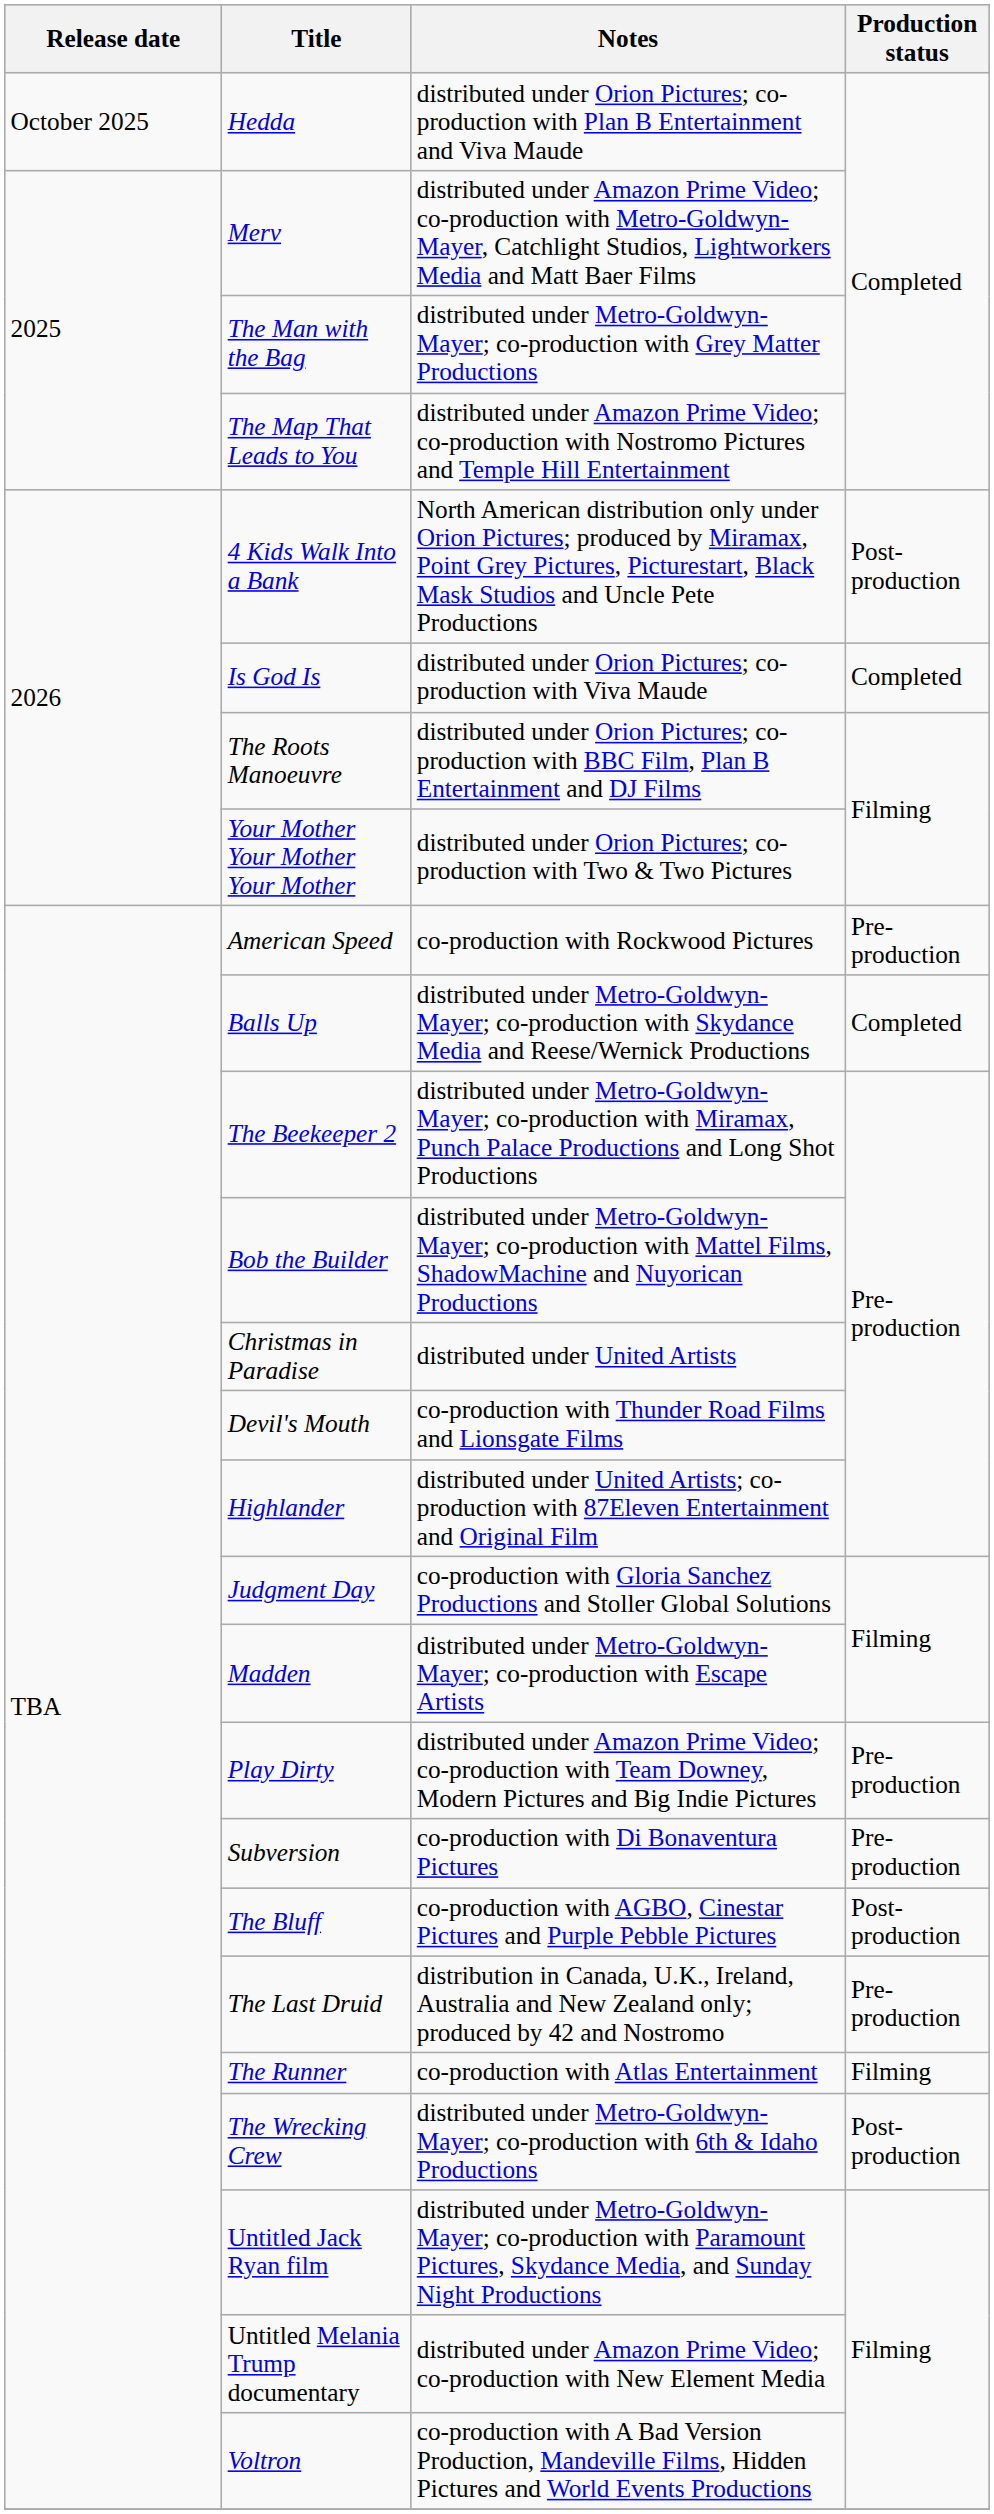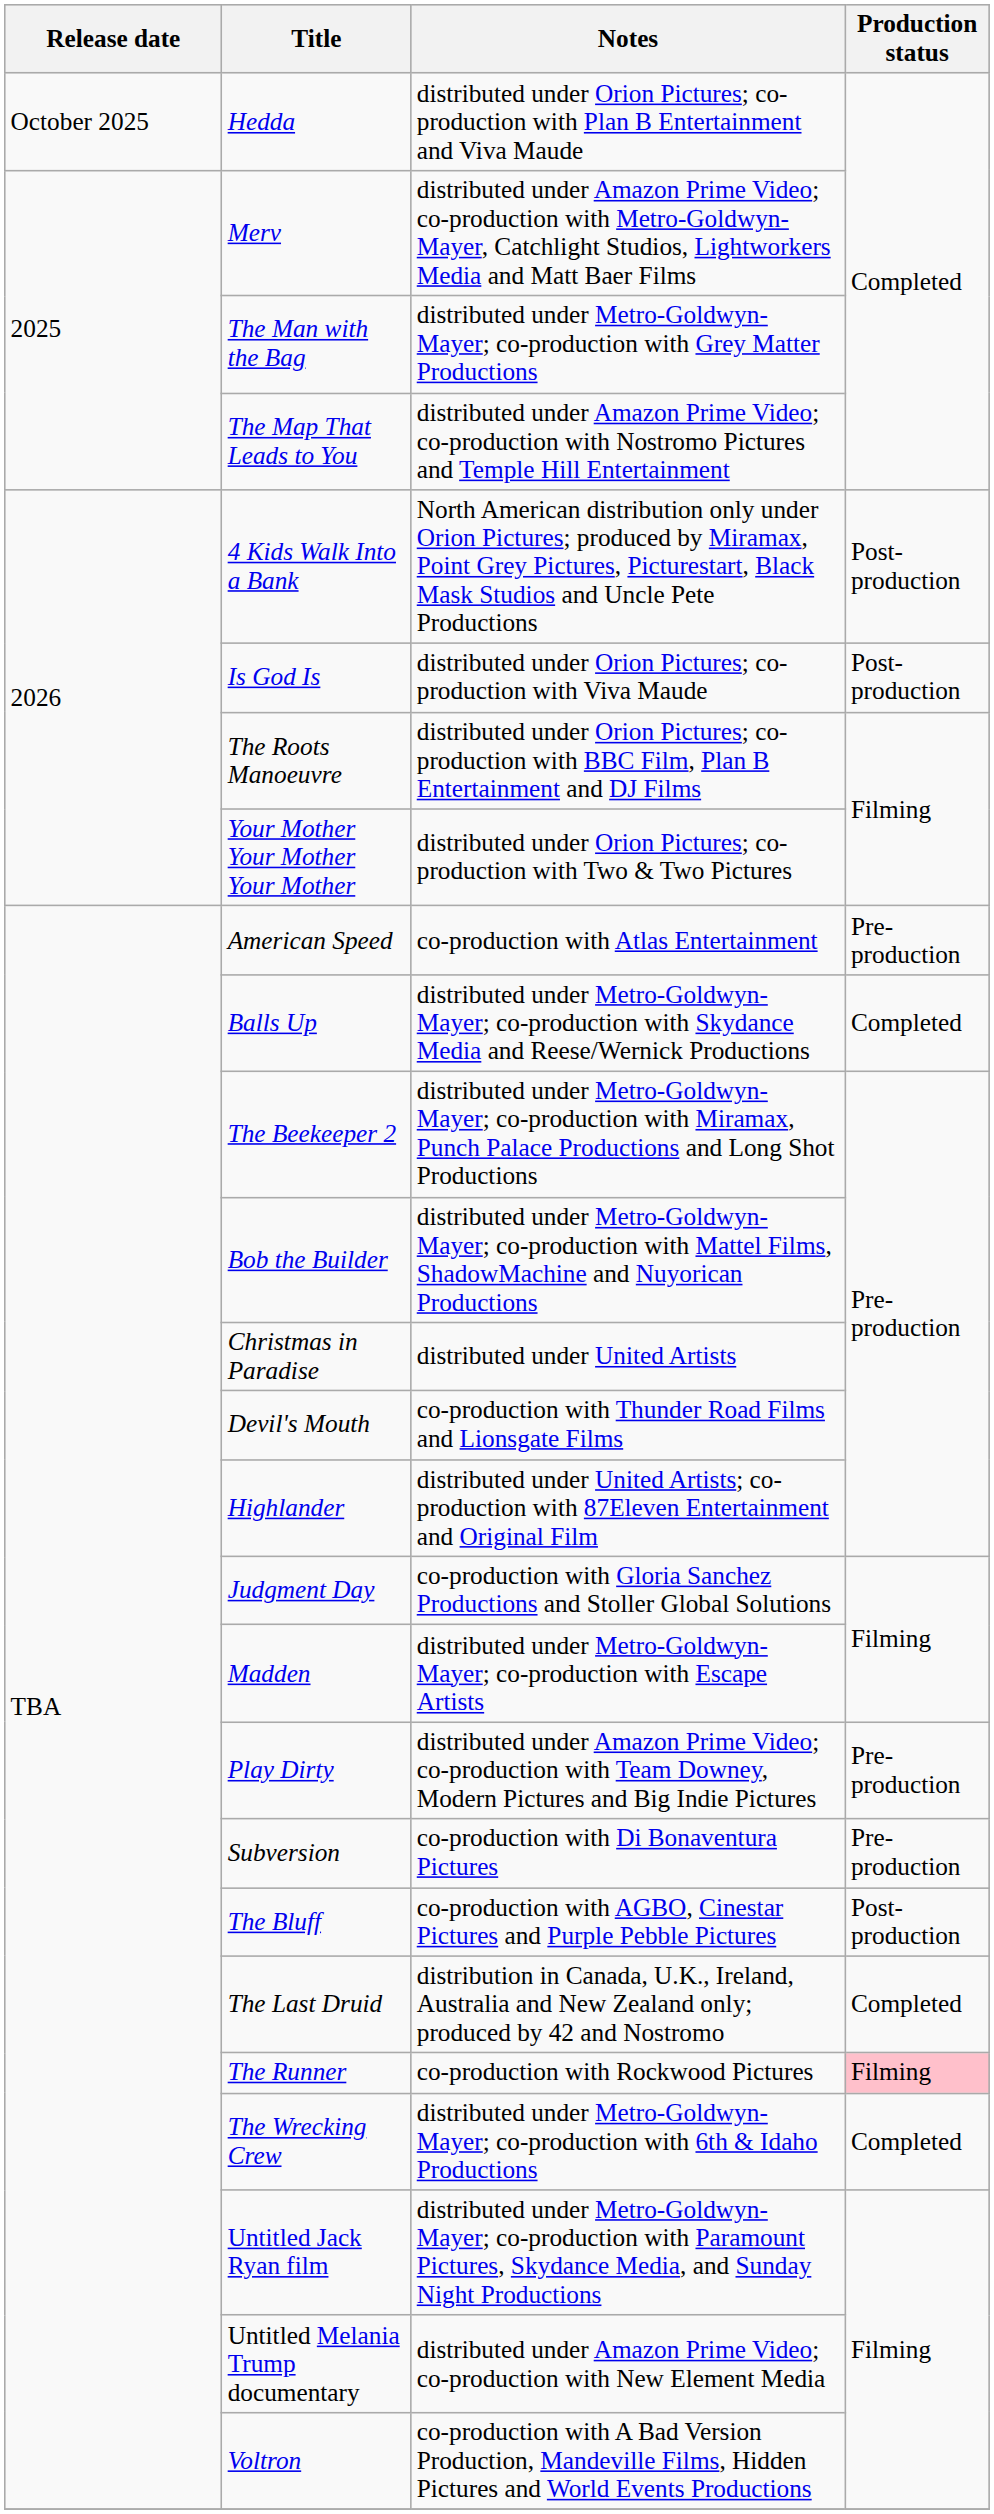(906, 677) Completed -> (906, 677) Post-production
(615, 939) co-production with Rockwood Pictures -> (617, 939) co-production with Atlas Entertainment
(906, 2004) Pre-production -> (906, 2004) Completed
(617, 2072) co-production with Atlas Entertainment -> (615, 2072) co-production with Rockwood Pictures
(891, 2072) no background -> (891, 2072) pink background
(906, 2141) Post-production -> (906, 2141) Completed
